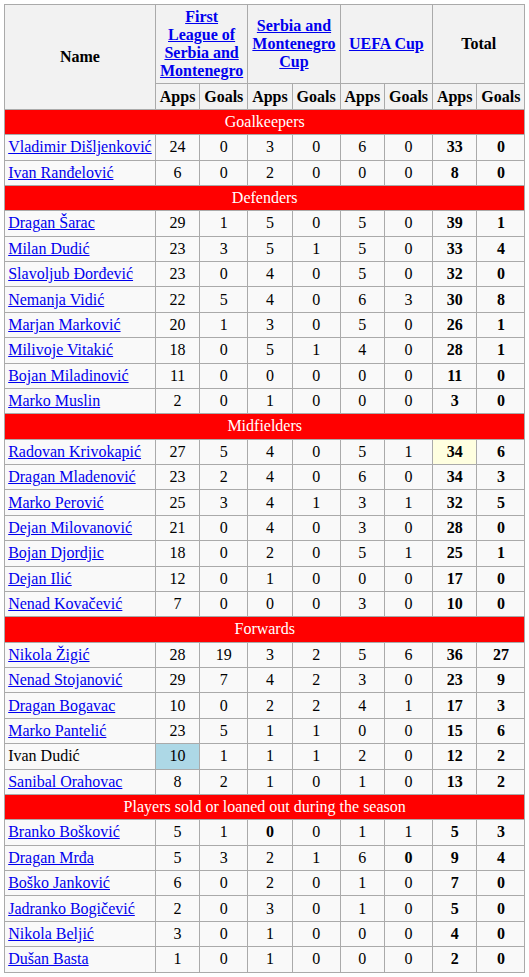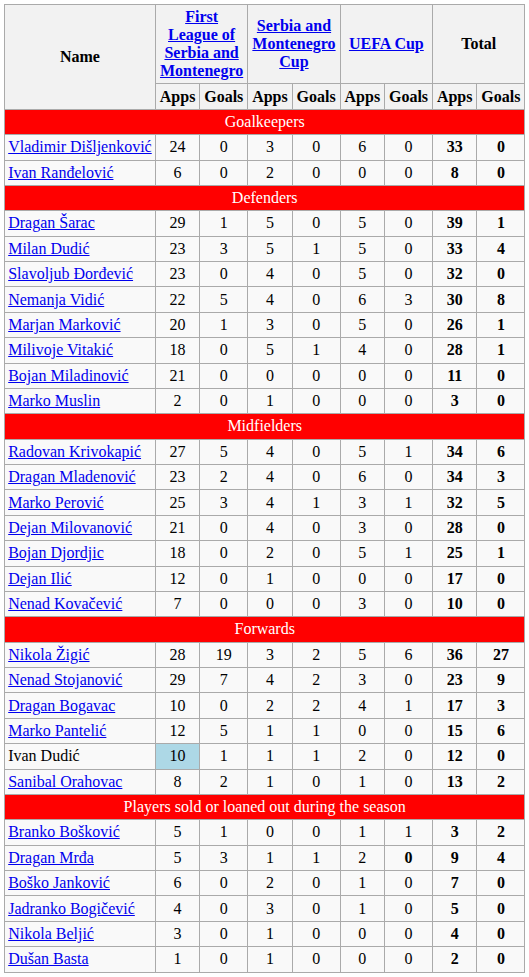(178, 375) 11 -> (178, 375) 21
(455, 451) lightyellow background -> (455, 451) no background
(178, 730) 23 -> (178, 730) 12
(501, 756) 2 -> (501, 756) 0
(270, 832) bold -> (270, 832) normal
(455, 832) 5 -> (455, 832) 3
(501, 832) 3 -> (501, 832) 2
(270, 857) 2 -> (270, 857) 1
(362, 857) 6 -> (362, 857) 2
(178, 908) 2 -> (178, 908) 4
